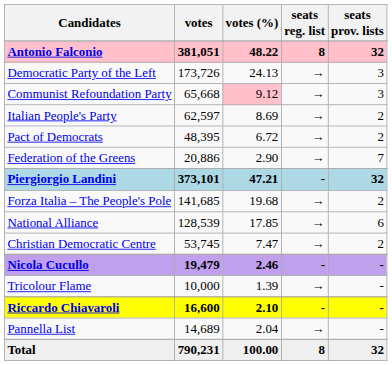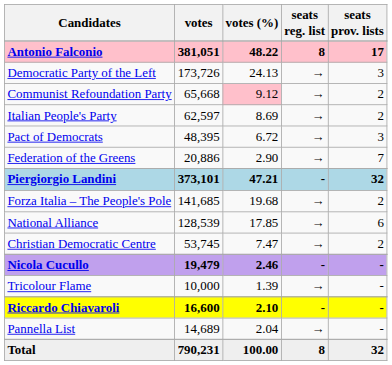(377, 51) 32 -> (377, 51) 17
(381, 94) 3 -> (381, 94) 2
(381, 137) 2 -> (381, 137) 3
